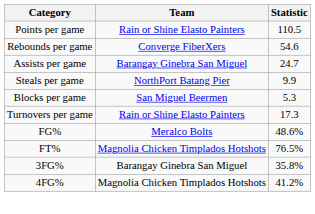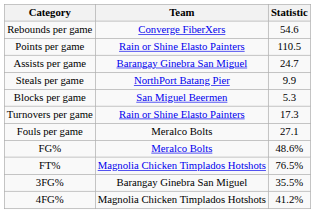rows swapped: (50, 30) <-> (50, 47)
+ row: (50, 132)
(289, 166) 35.8% -> (289, 183) 35.5%
